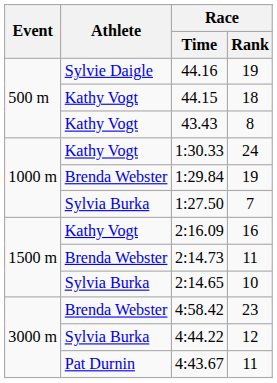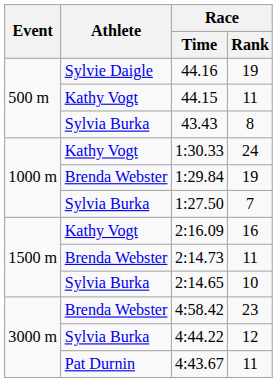(250, 97) 18 -> (250, 97) 11
(101, 124) Kathy Vogt -> (107, 124) Sylvia Burka
